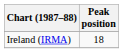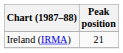(99, 39) 18 -> (99, 39) 21
